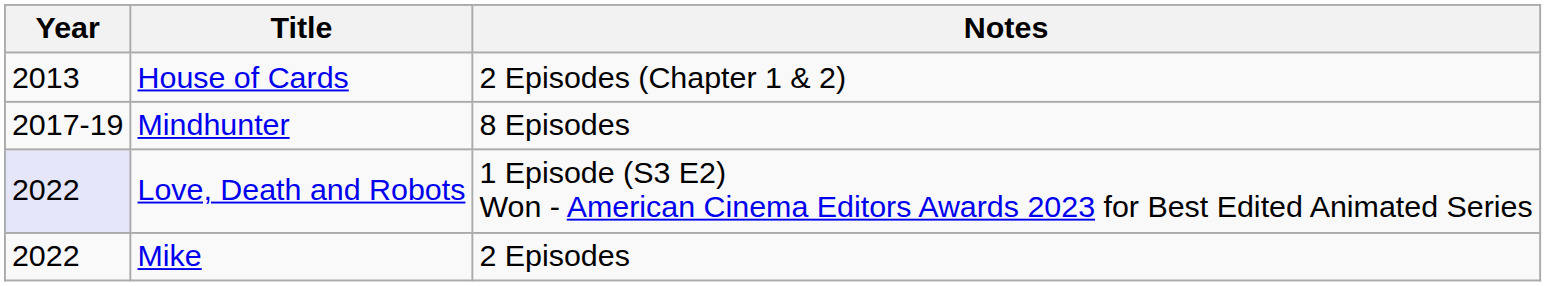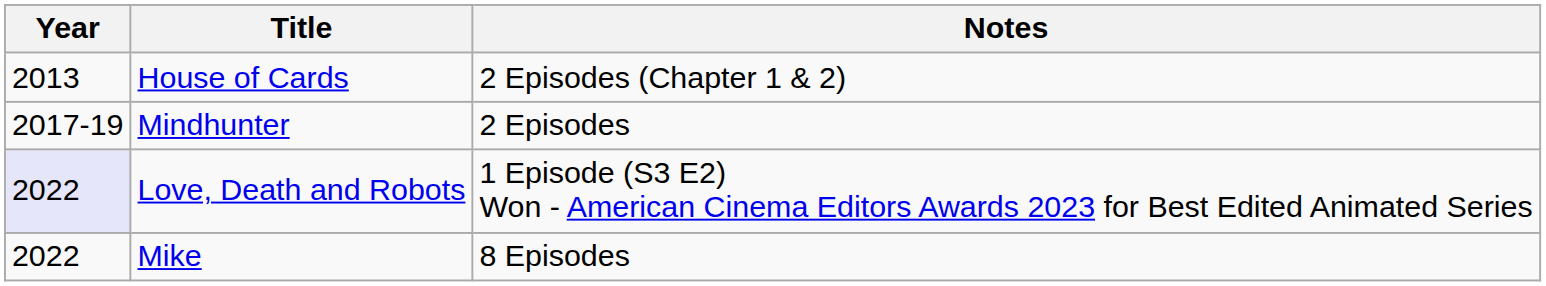(555, 125) 8 Episodes -> (555, 125) 2 Episodes
(555, 255) 2 Episodes -> (555, 255) 8 Episodes
